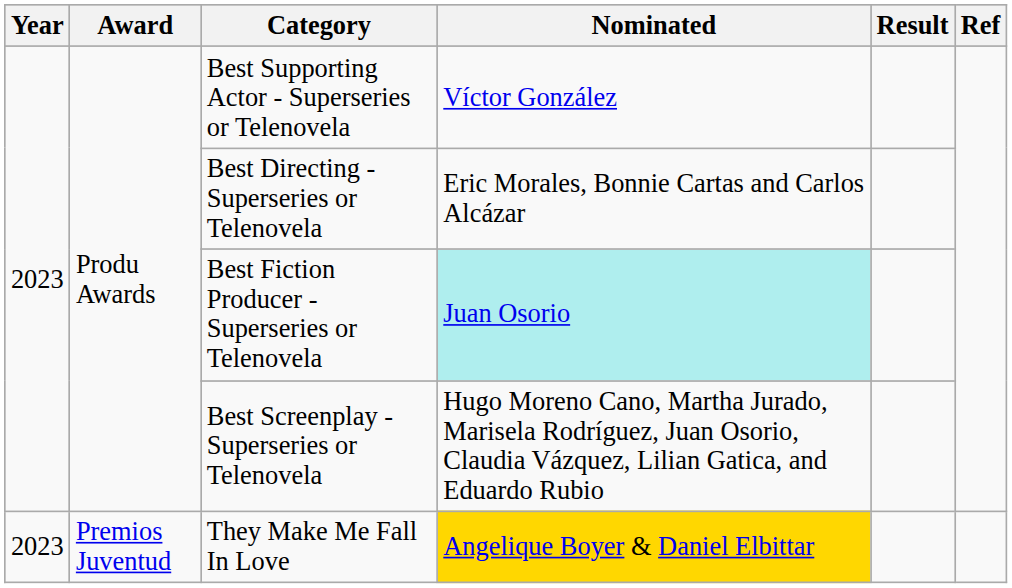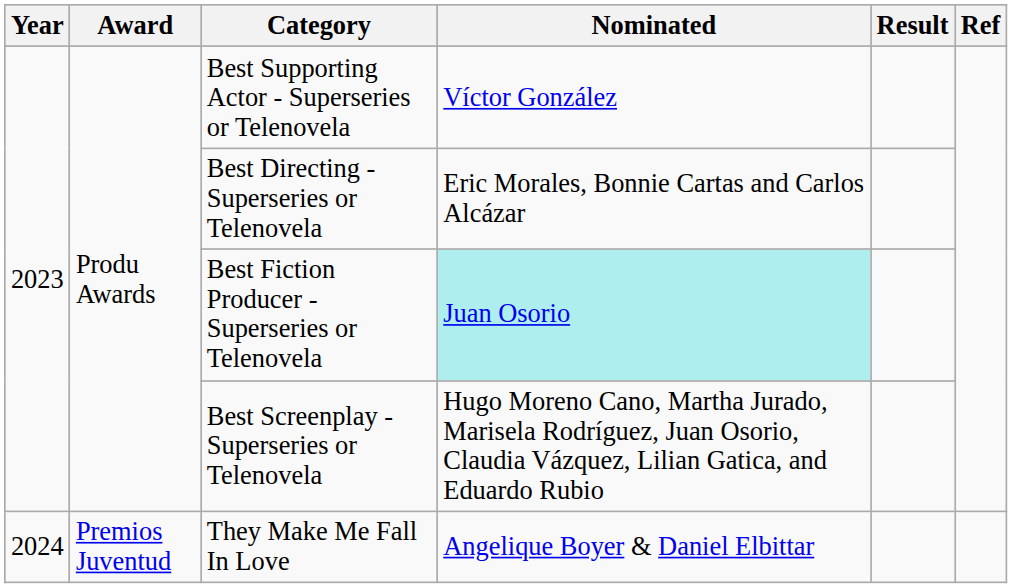(37, 546) 2023 -> (37, 546) 2024
(629, 546) gold background -> (629, 546) no background
